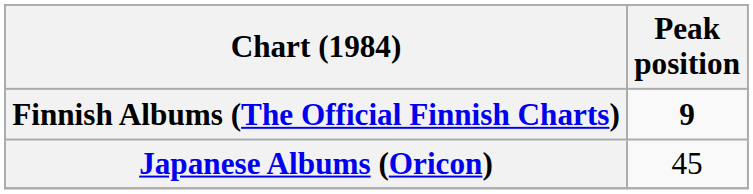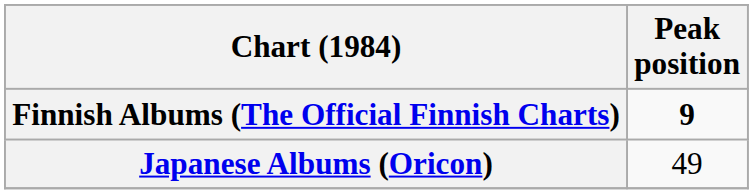(687, 163) 45 -> (687, 163) 49
